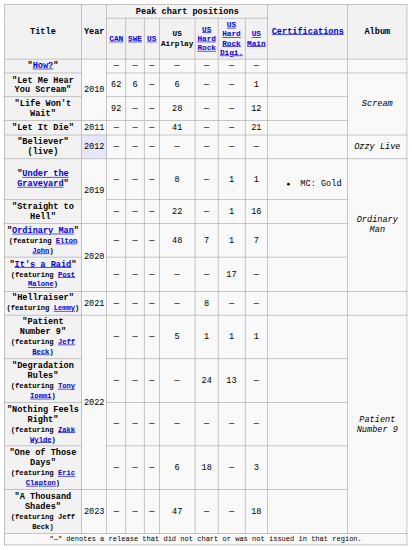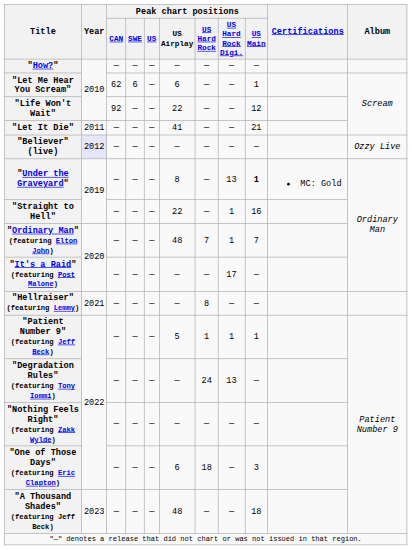(177, 109) 28 -> (177, 109) 22
(231, 179) 1 -> (231, 179) 13
(256, 179) normal -> (256, 179) bold
(177, 512) 47 -> (177, 512) 48
